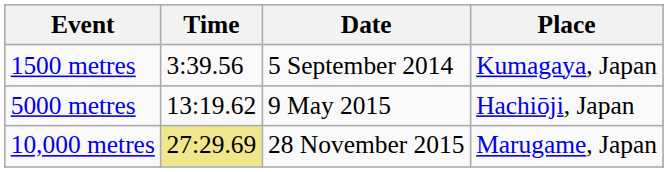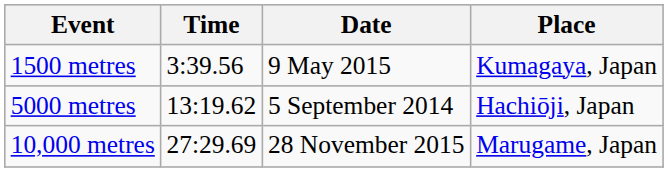(361, 65) 5 September 2014 -> (329, 65) 9 May 2015
(329, 105) 9 May 2015 -> (361, 105) 5 September 2014
(211, 145) khaki background -> (211, 145) no background
